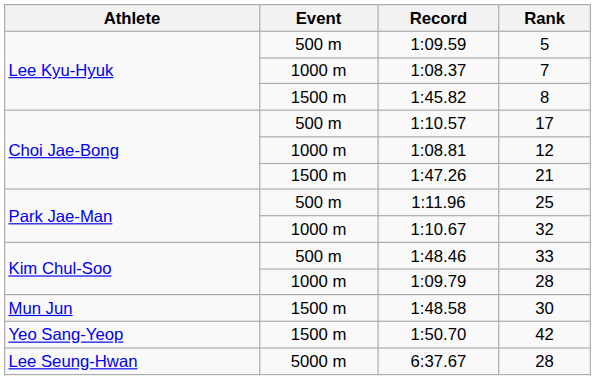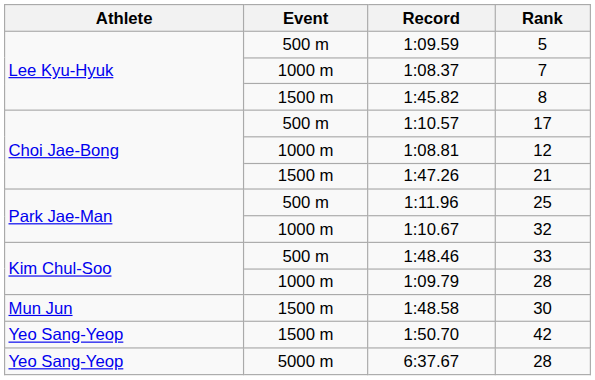(73, 361) Lee Seung-Hwan -> (66, 361) Yeo Sang-Yeop
